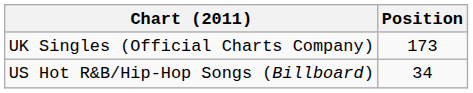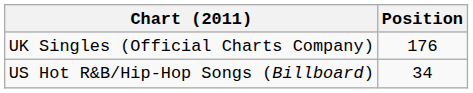(422, 46) 173 -> (422, 46) 176
